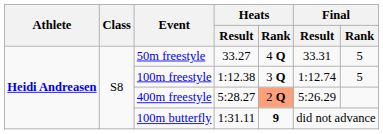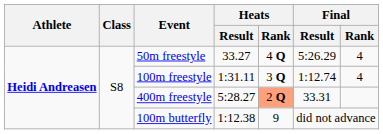(317, 56) 33.31 -> (317, 56) 5:26.29
(360, 56) 5 -> (360, 56) 4
(236, 77) 1:12.38 -> (236, 77) 1:31.11
(360, 77) 5 -> (360, 77) 4
(317, 97) 5:26.29 -> (317, 97) 33.31
(236, 118) 1:31.11 -> (236, 118) 1:12.38
(276, 118) bold -> (276, 118) normal
